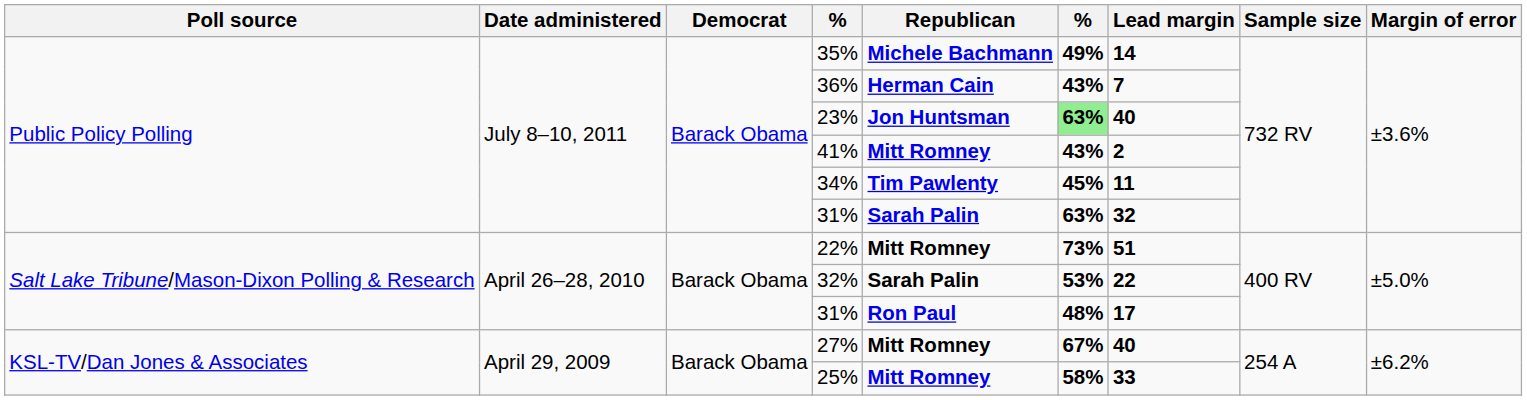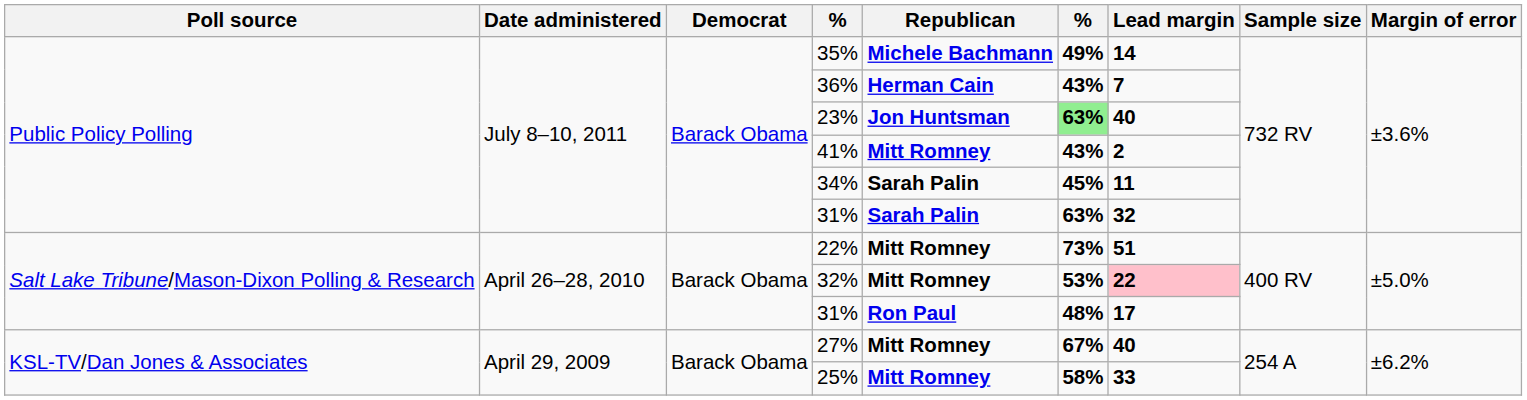(933, 183) Tim Pawlenty -> (923, 183) Sarah Palin
(923, 280) Sarah Palin -> (929, 280) Mitt Romney
(1124, 280) no background -> (1124, 280) pink background
